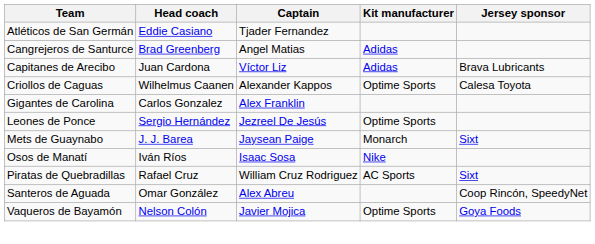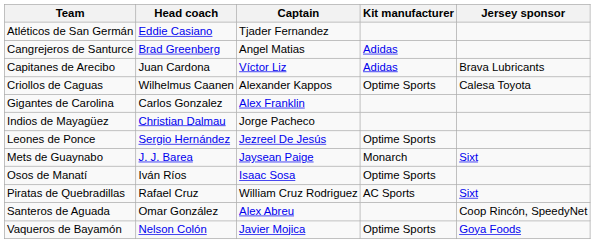+ row: (58, 121)
(374, 157) Nike -> (399, 175) Optime Sports
